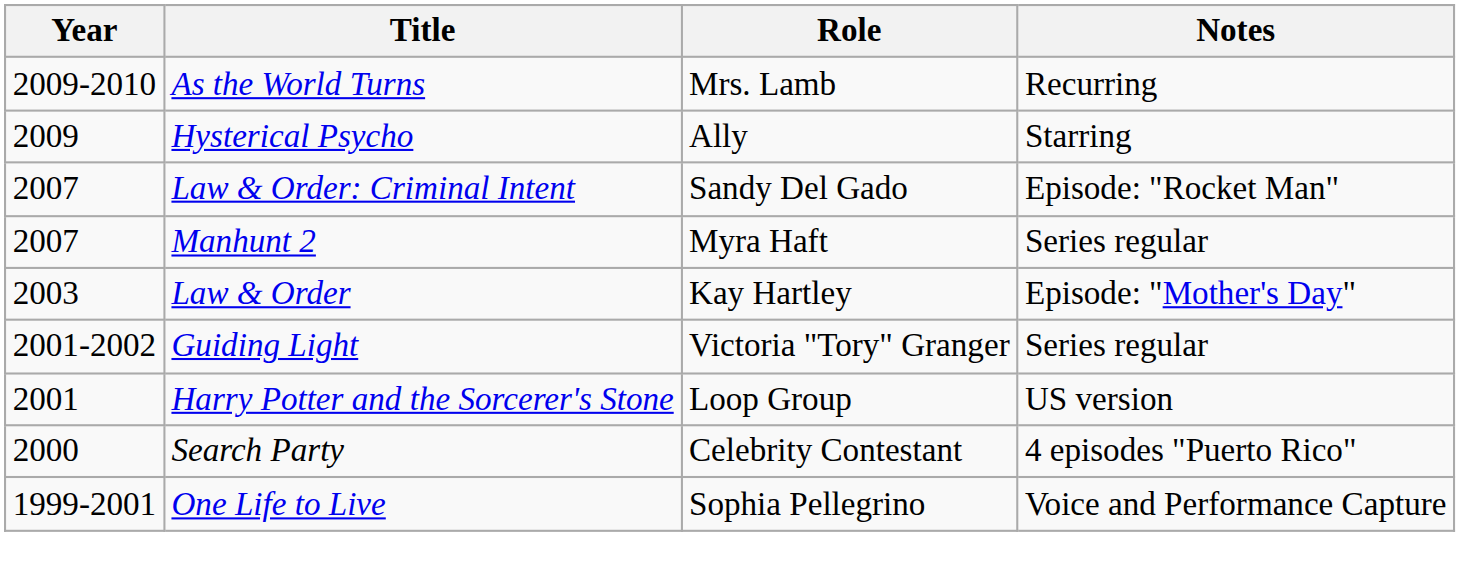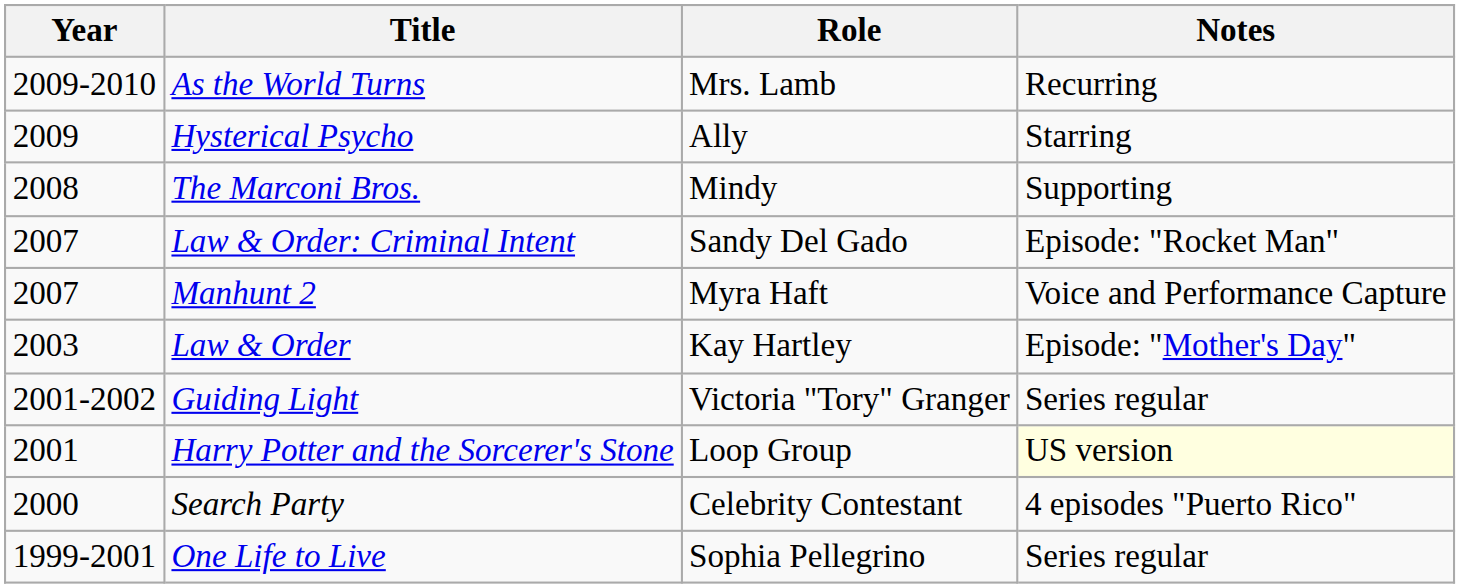+ row: (296, 188)
(1116, 240) Series regular -> (1236, 293) Voice and Performance Capture
(1099, 398) no background -> (1099, 450) lightyellow background
(1236, 503) Voice and Performance Capture -> (1116, 556) Series regular
